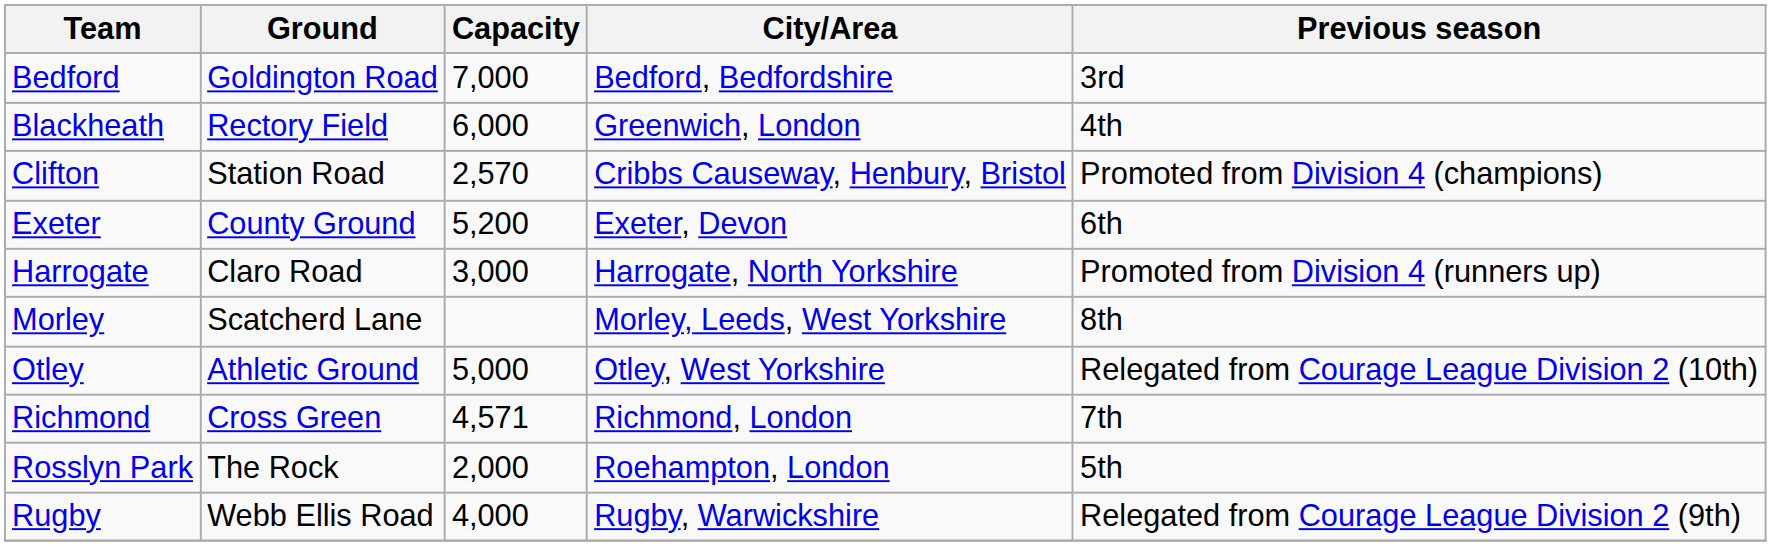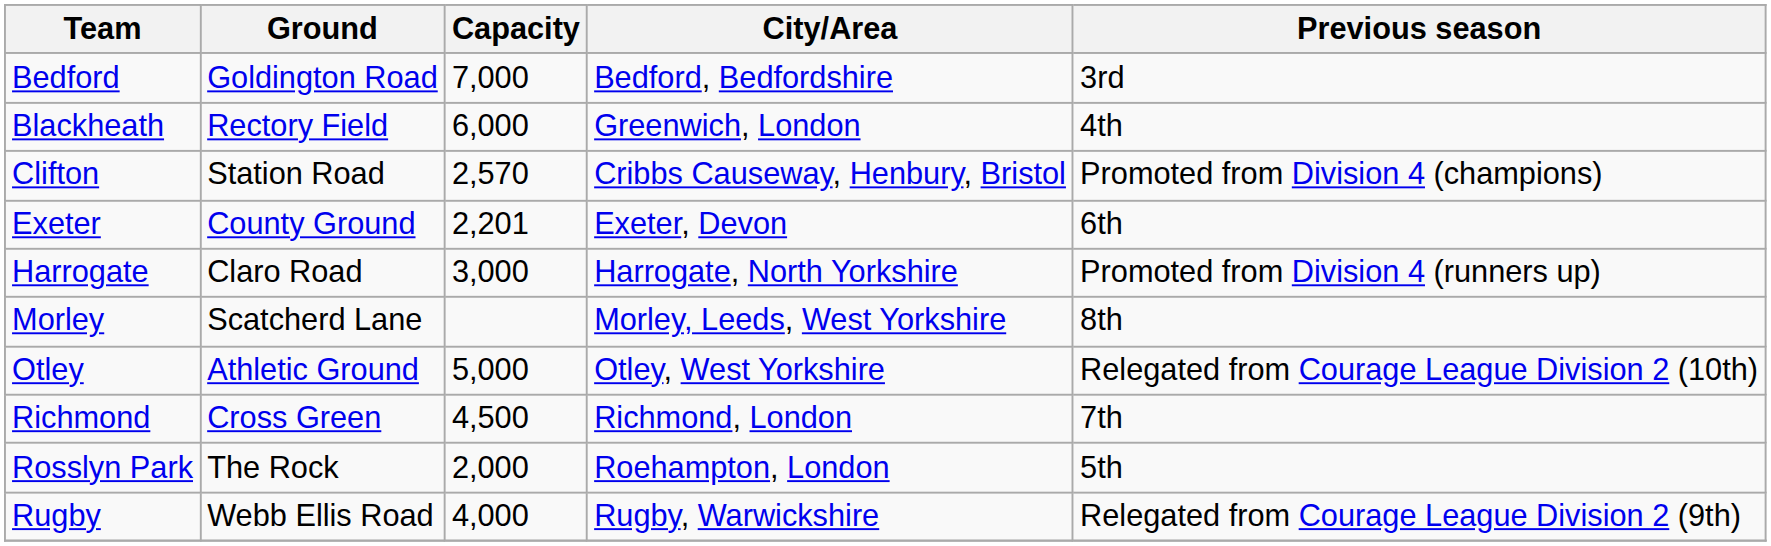(490, 223) 5,200 -> (490, 223) 2,201
(490, 418) 4,571 -> (490, 418) 4,500
